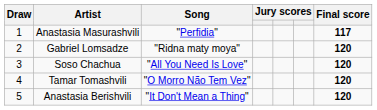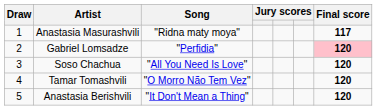(197, 33) "Perfidia" -> (197, 33) "Ridna maty moya"
(197, 49) "Ridna maty moya" -> (197, 49) "Perfidia"
(343, 49) no background -> (343, 49) pink background
